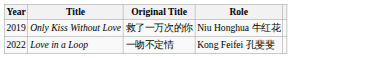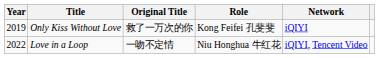+ column: (326, 12)
(239, 27) Niu Honghua 牛红花 -> (236, 27) Kong Feifei 孔斐斐
(236, 44) Kong Feifei 孔斐斐 -> (239, 44) Niu Honghua 牛红花
